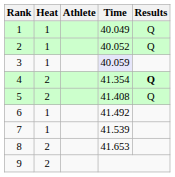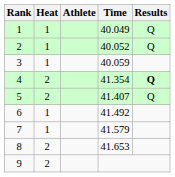(115, 63) lavender background -> (115, 63) no background
(115, 96) 41.408 -> (115, 96) 41.407
(115, 130) 41.539 -> (115, 130) 41.579
